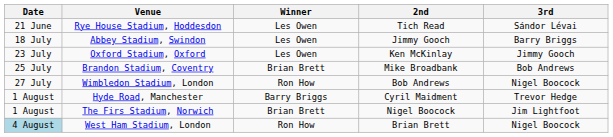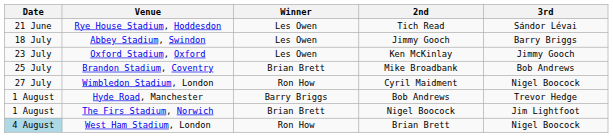(421, 82) Bob Andrews -> (421, 82) Cyril Maidment
(421, 97) Cyril Maidment -> (421, 97) Bob Andrews
